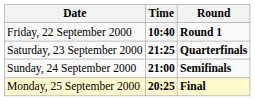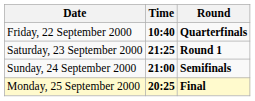(201, 31) Round 1 -> (214, 31) Quarterfinals
(214, 50) Quarterfinals -> (201, 50) Round 1
